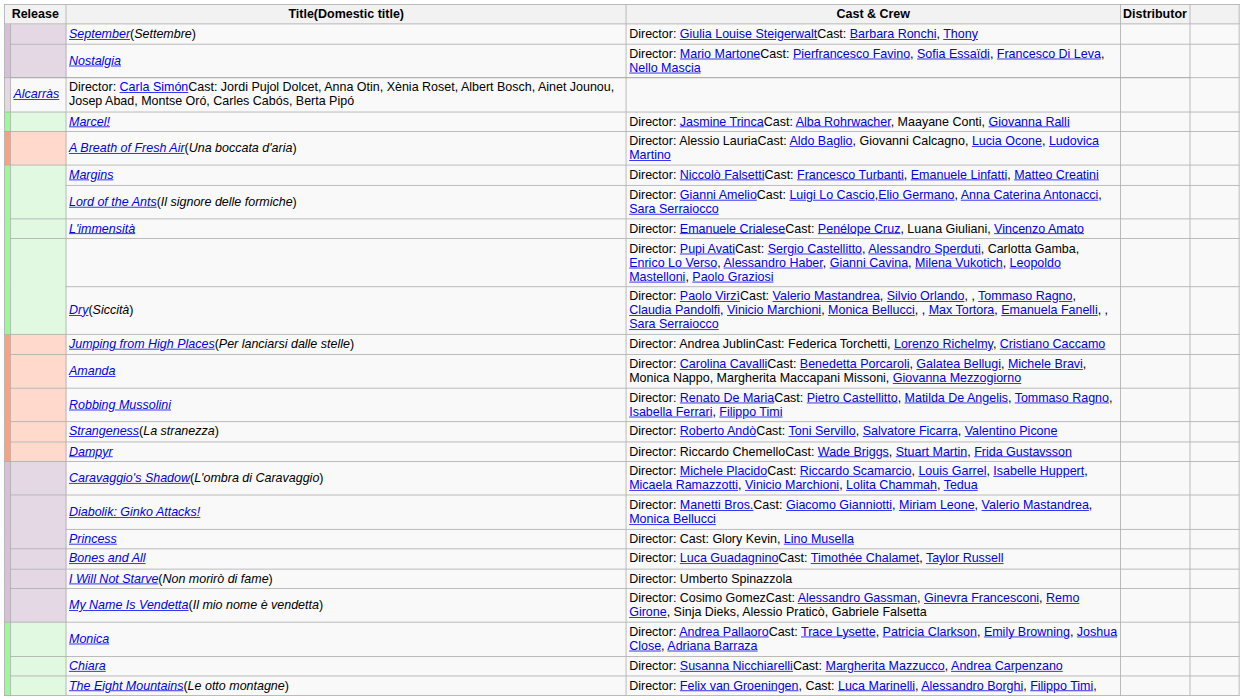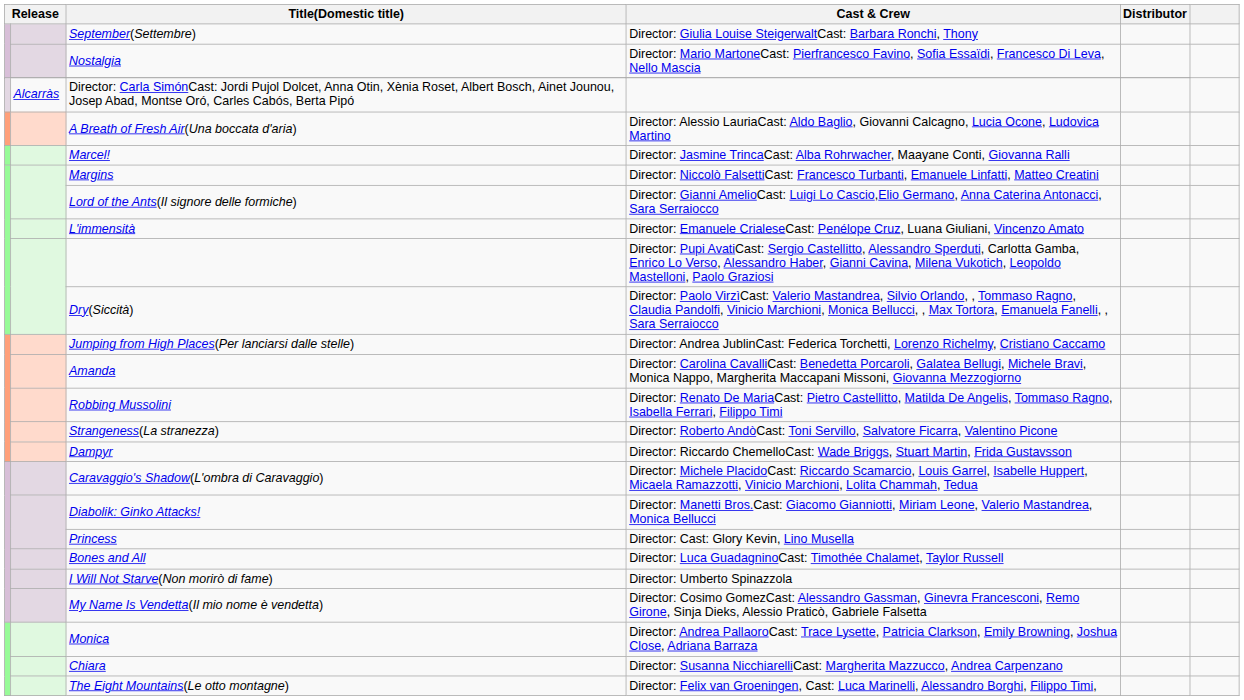rows swapped: (89, 121) <-> (183, 148)
